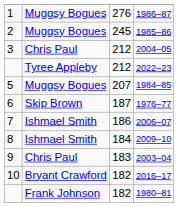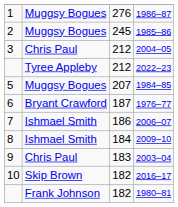(54, 103) Skip Brown -> (66, 103) Bryant Crawford
(66, 175) Bryant Crawford -> (54, 175) Skip Brown
